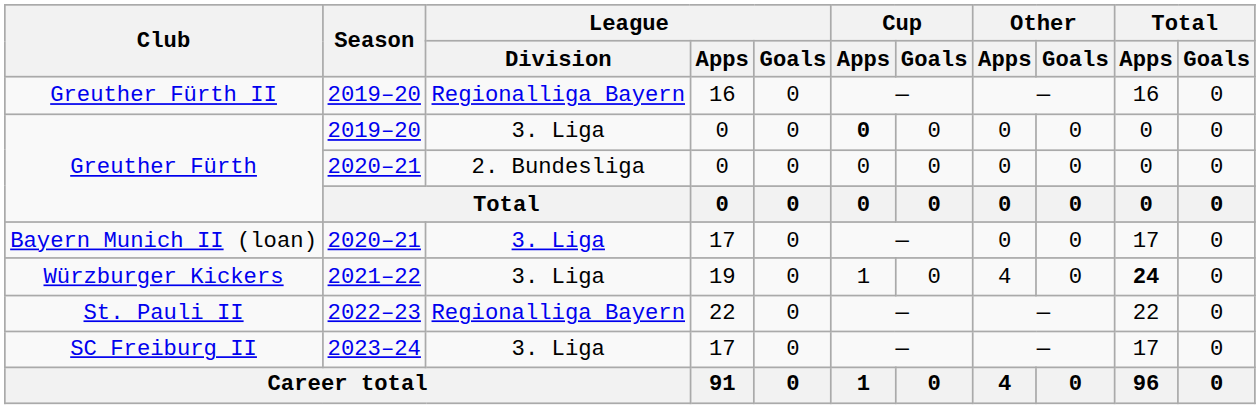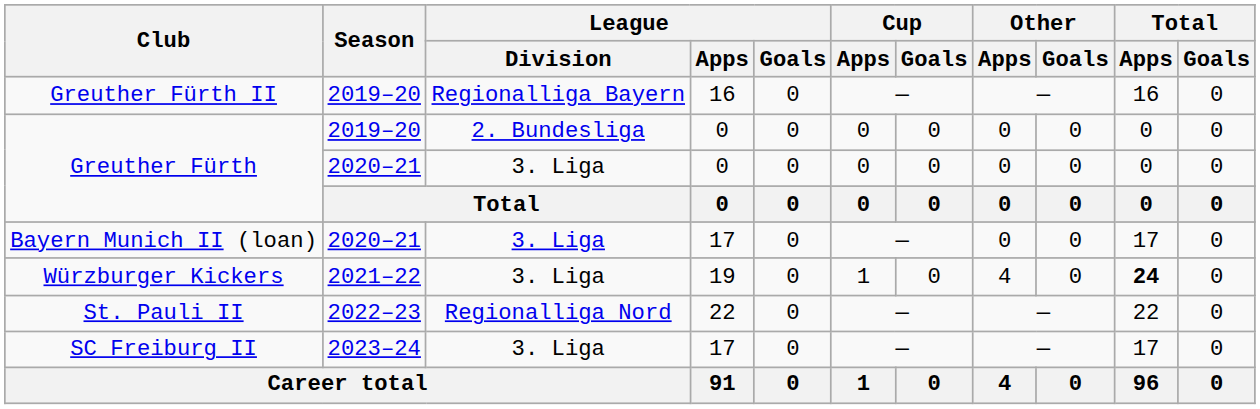(558, 132) 3. Liga -> (558, 132) 2. Bundesliga
(864, 132) bold -> (864, 132) normal
(558, 168) 2. Bundesliga -> (558, 168) 3. Liga
(558, 313) Regionalliga Bayern -> (558, 313) Regionalliga Nord
